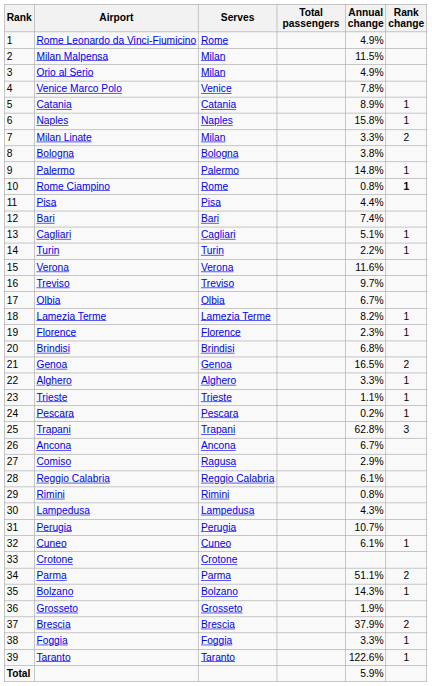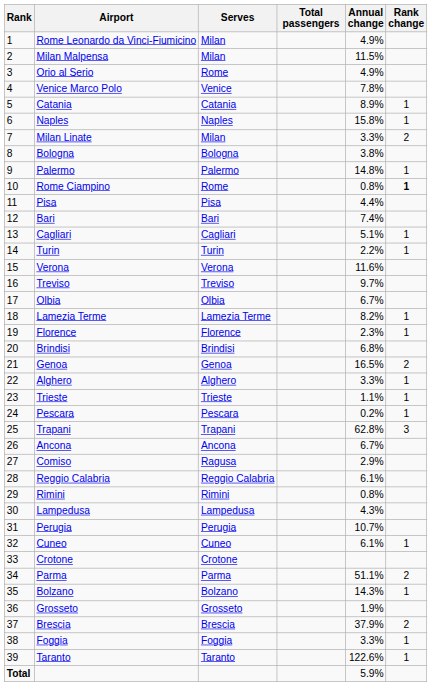(215, 40) Rome -> (213, 40) Milan
(213, 72) Milan -> (215, 72) Rome
